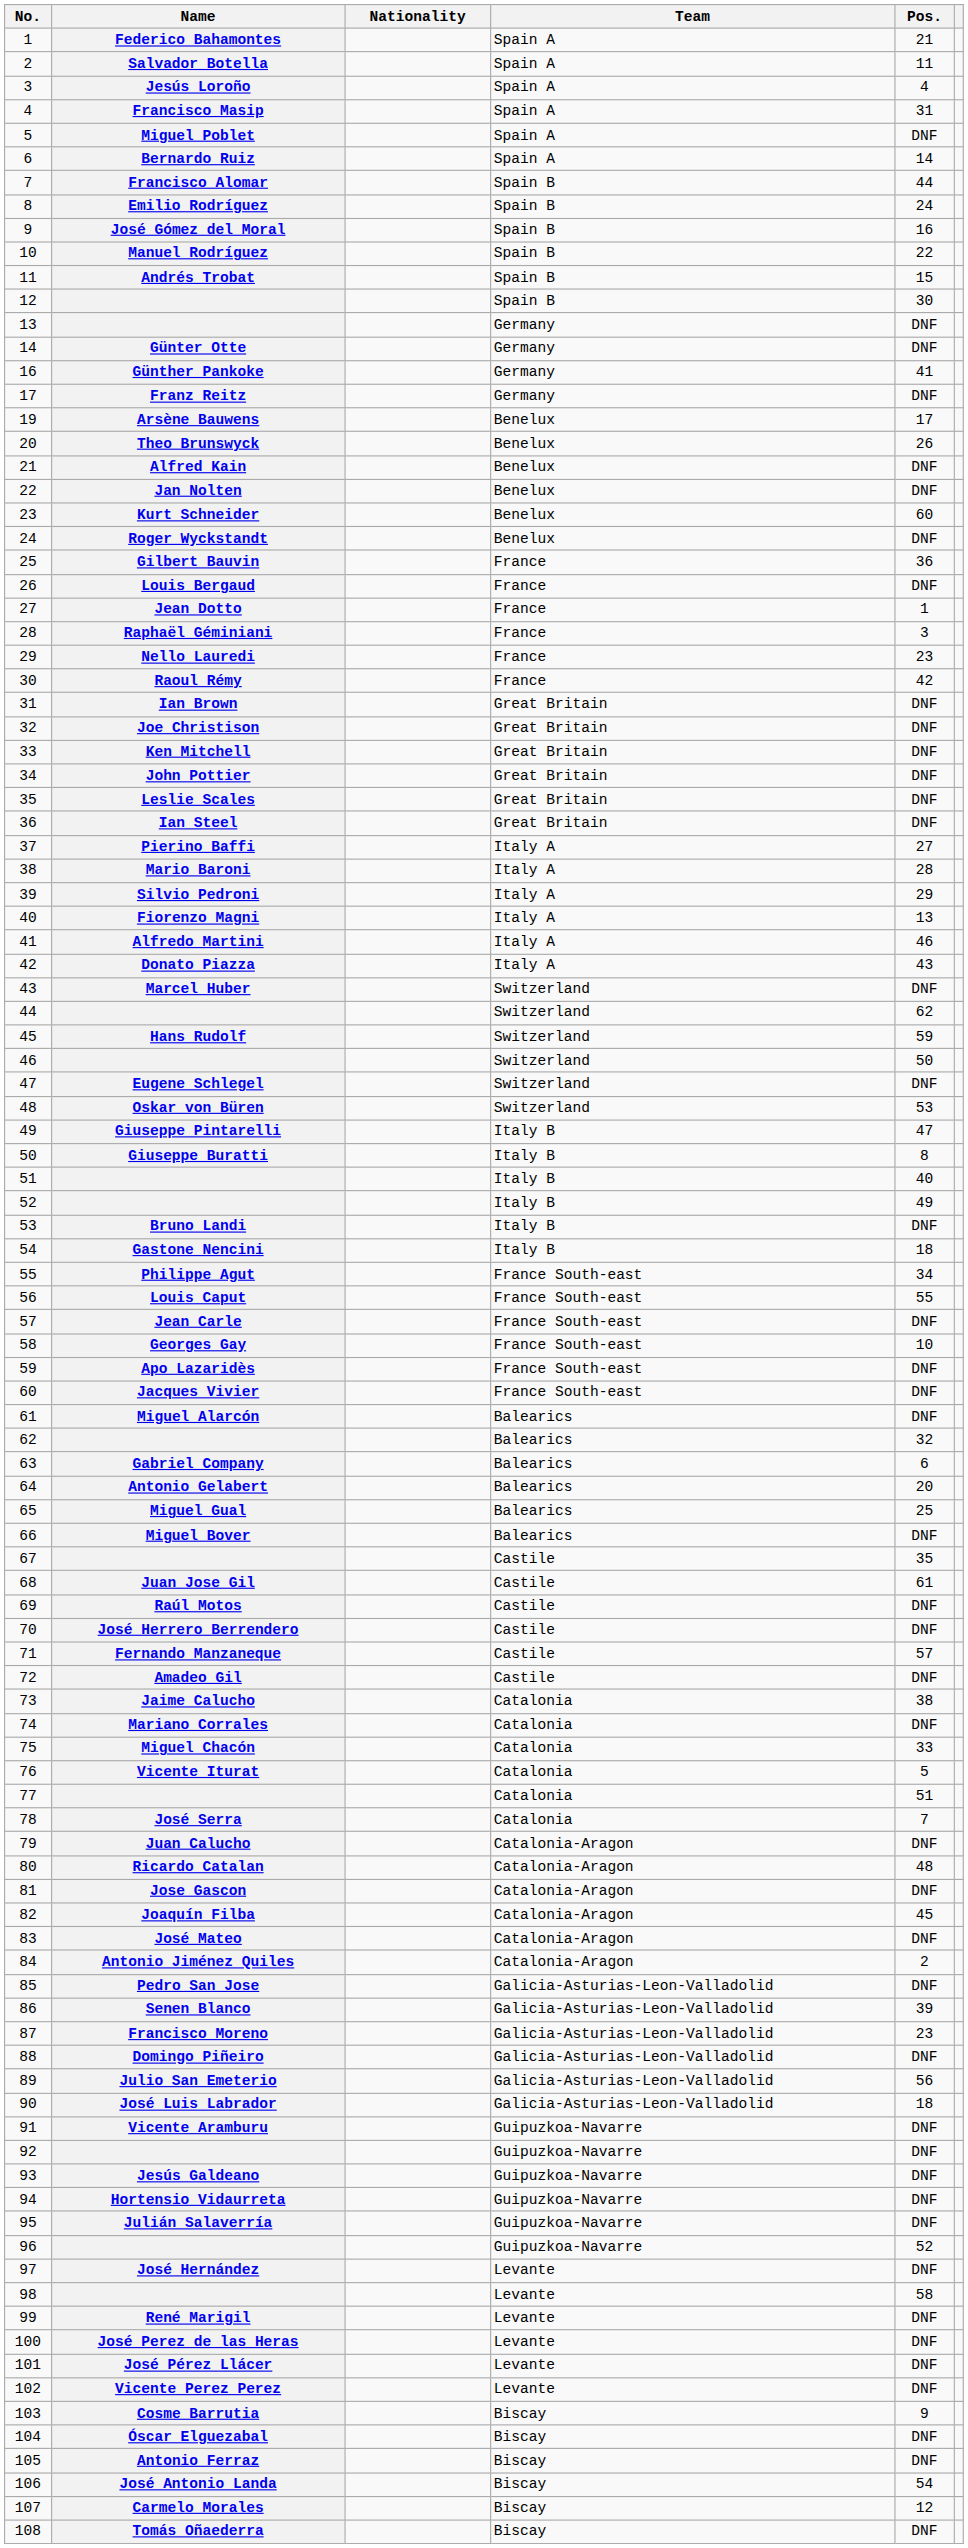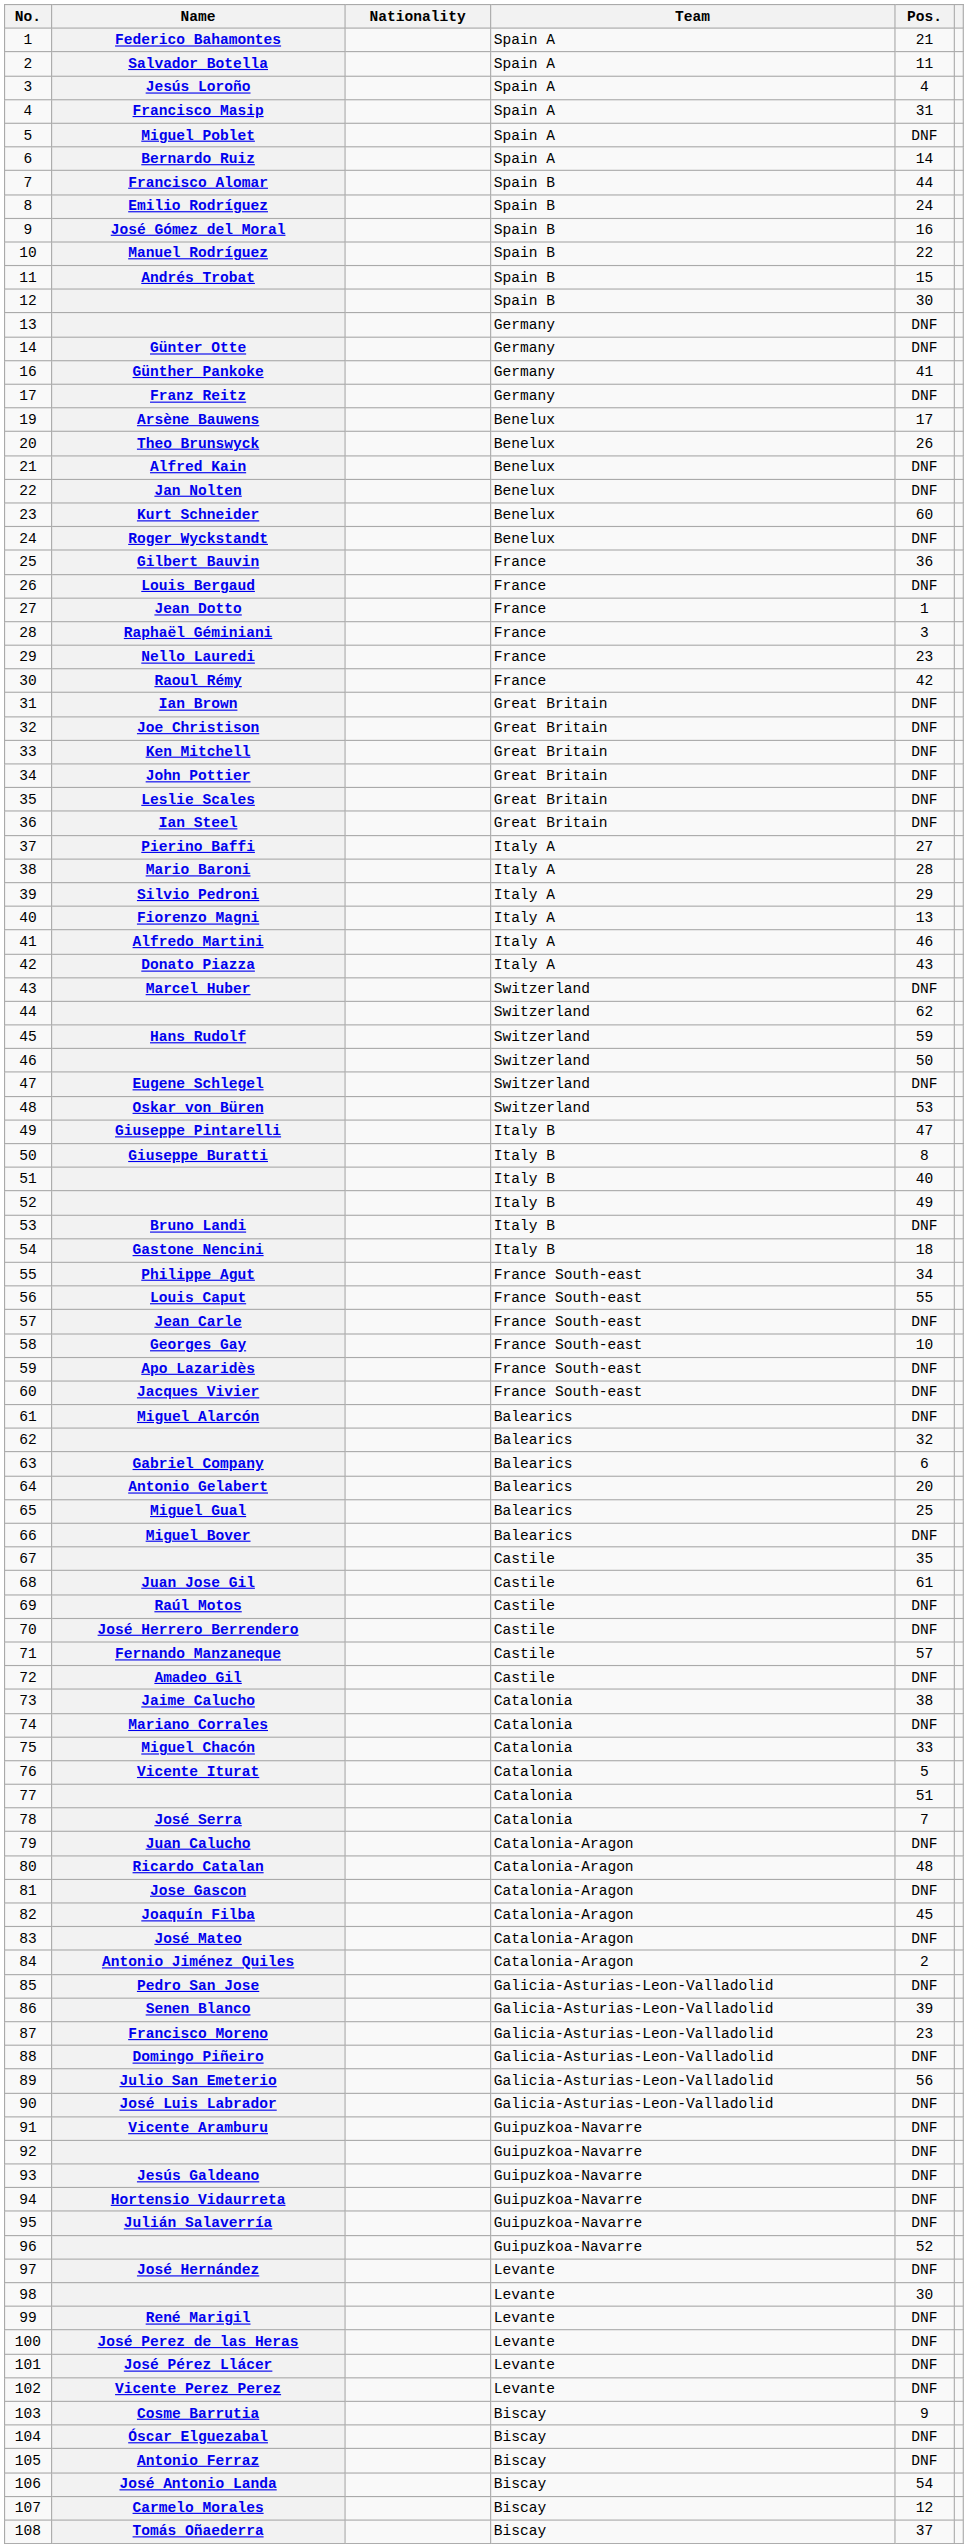(924, 2105) 18 -> (924, 2105) DNF
(924, 2295) 58 -> (924, 2295) 30
(924, 2532) DNF -> (924, 2532) 37
